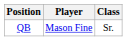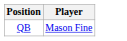- column: (108, 12)
